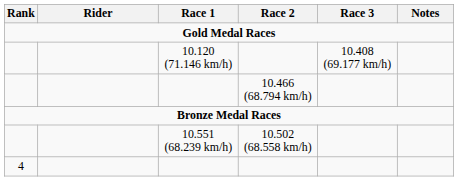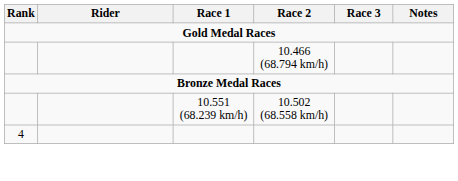- row: (198, 58)
